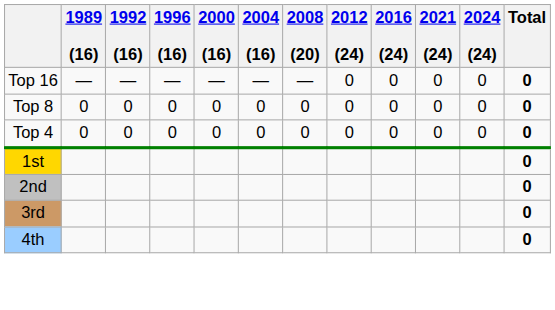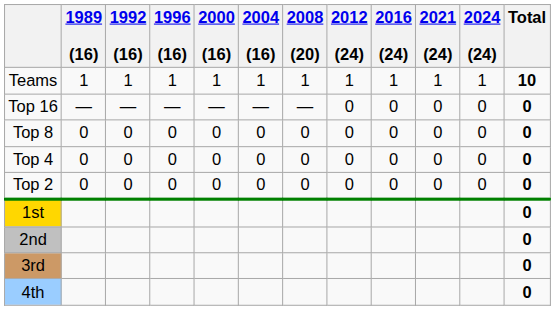+ row: (33, 80)
+ row: (33, 185)
